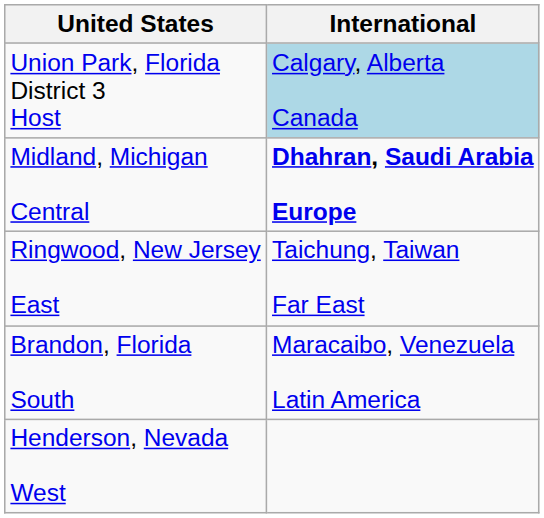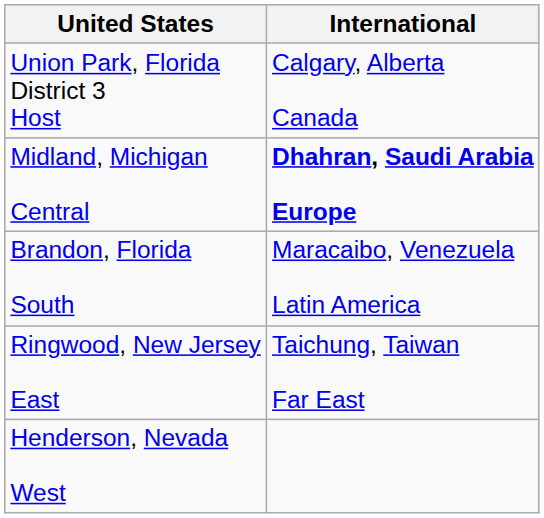(358, 90) lightblue background -> (358, 90) no background
rows swapped: (136, 278) <-> (101, 371)
